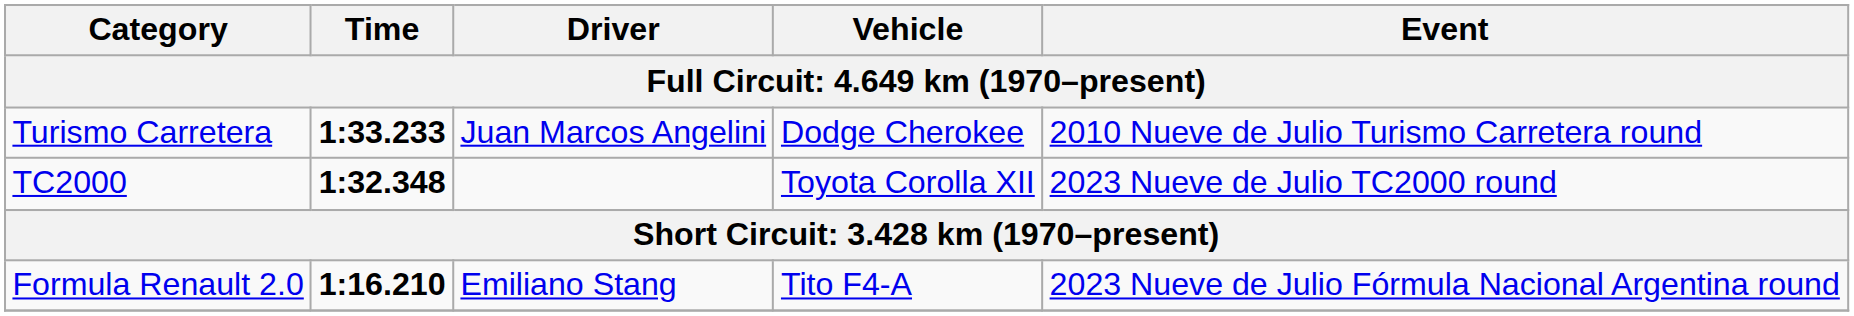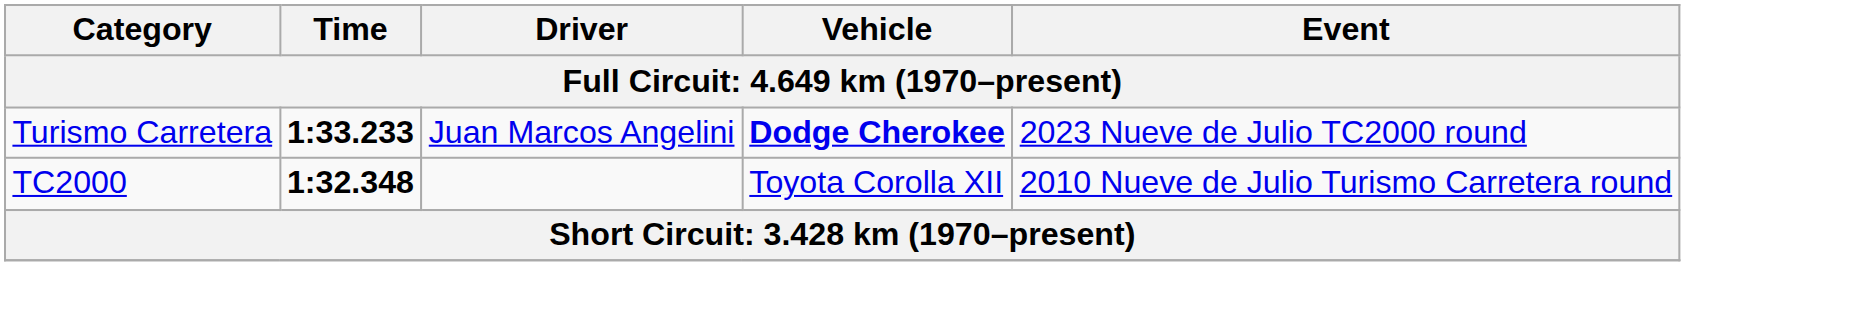(903, 132) normal -> (877, 132) bold
(1376, 132) 2010 Nueve de Julio Turismo Carretera round -> (1273, 132) 2023 Nueve de Julio TC2000 round
(1303, 183) 2023 Nueve de Julio TC2000 round -> (1346, 183) 2010 Nueve de Julio Turismo Carretera round
- row: (158, 285)
